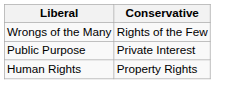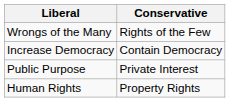+ row: (61, 50)
